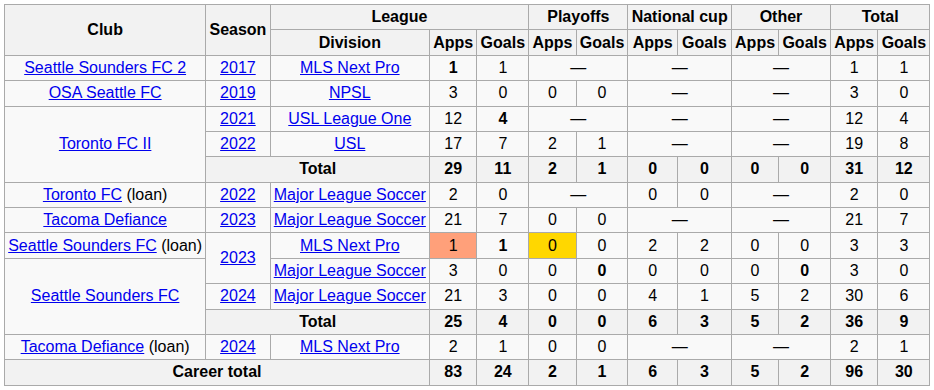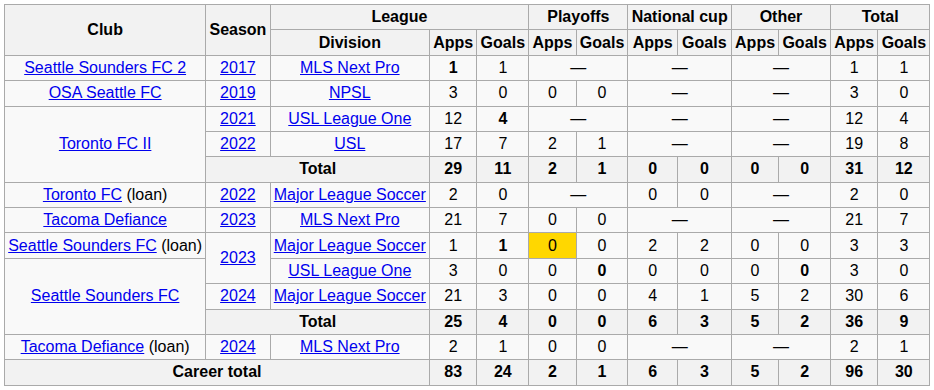(350, 220) Major League Soccer -> (350, 220) MLS Next Pro
(350, 245) MLS Next Pro -> (350, 245) Major League Soccer
(453, 245) lightsalmon background -> (453, 245) no background
(350, 270) Major League Soccer -> (350, 270) USL League One
